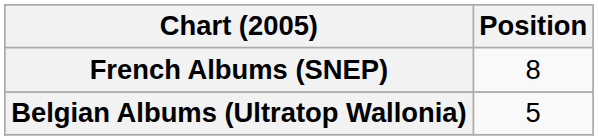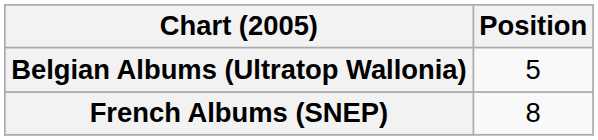rows swapped: (239, 112) <-> (239, 69)
